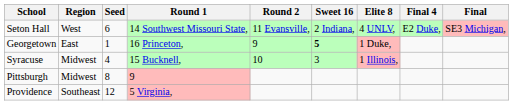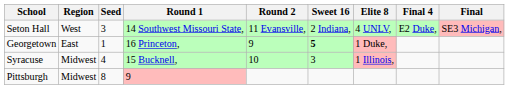(107, 28) 6 -> (103, 28) 3
- row: (29, 92)
